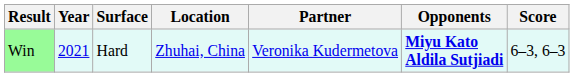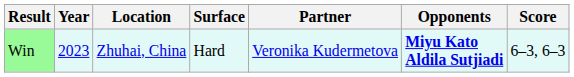columns swapped: (200, 16) <-> (122, 16)
(74, 50) 2021 -> (74, 50) 2023
